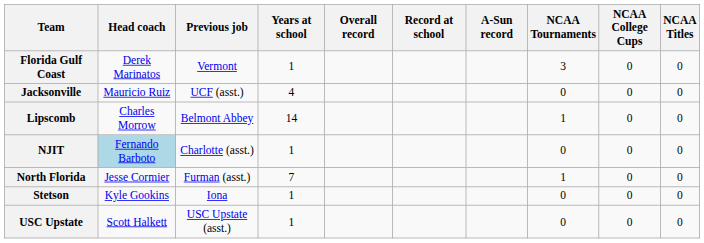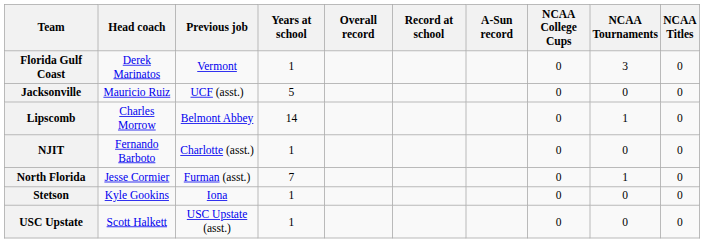columns swapped: (563, 27) <-> (630, 27)
(291, 93) 4 -> (291, 93) 5
(137, 151) lightblue background -> (137, 151) no background
